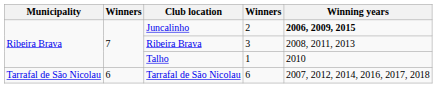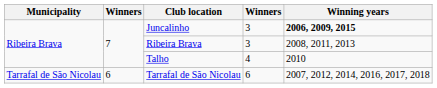(248, 28) 2 -> (248, 28) 3
(248, 59) 1 -> (248, 59) 4
